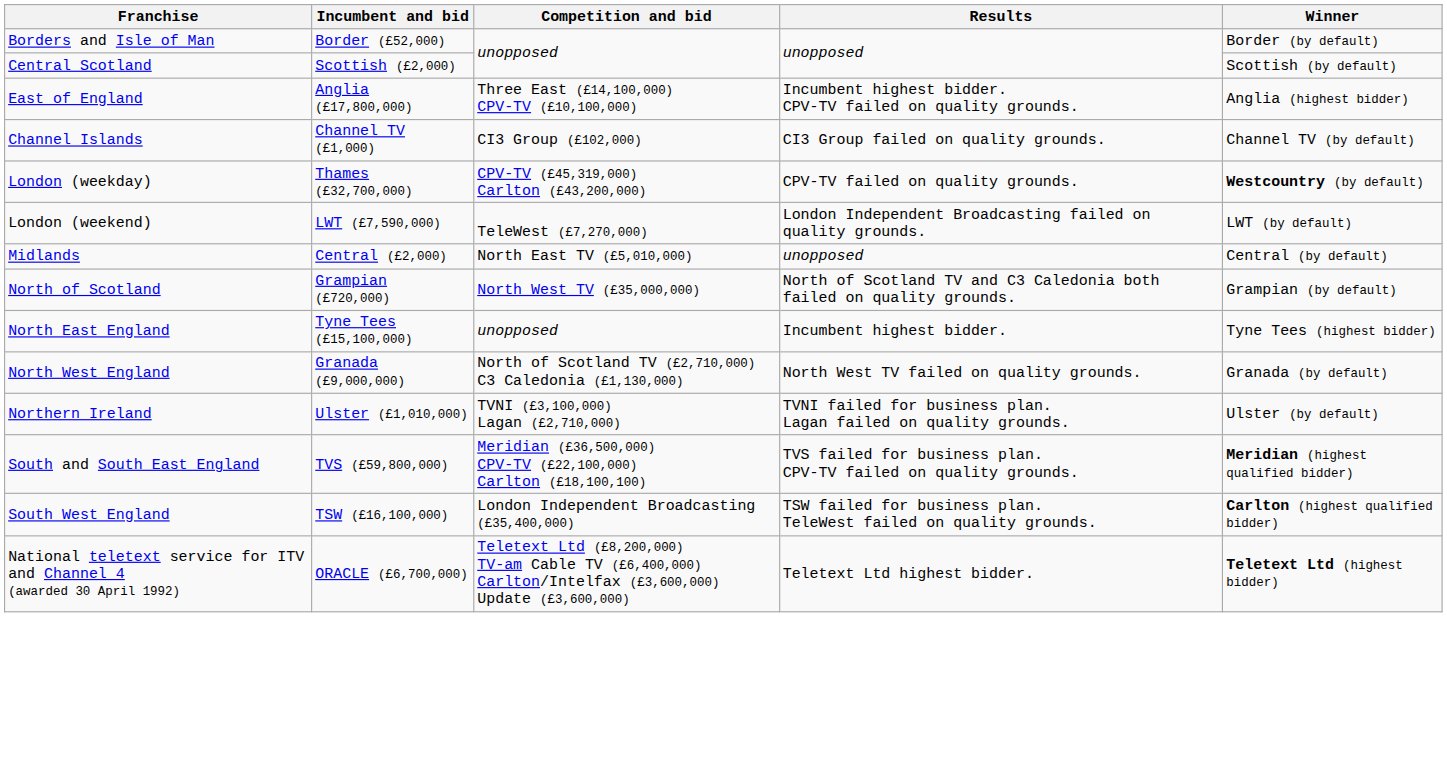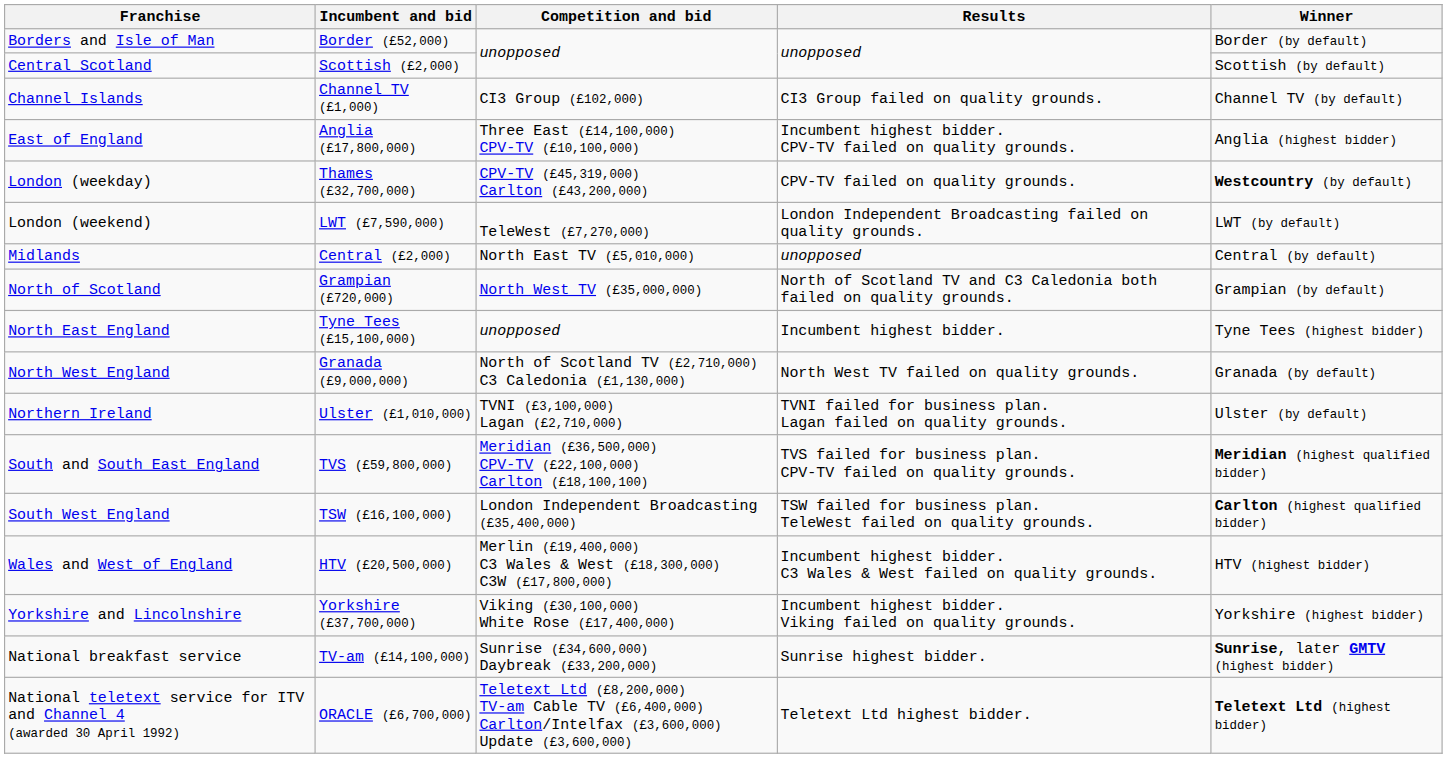rows swapped: (75, 140) <-> (75, 98)
+ row: (120, 565)
+ row: (125, 615)
+ row: (125, 657)
